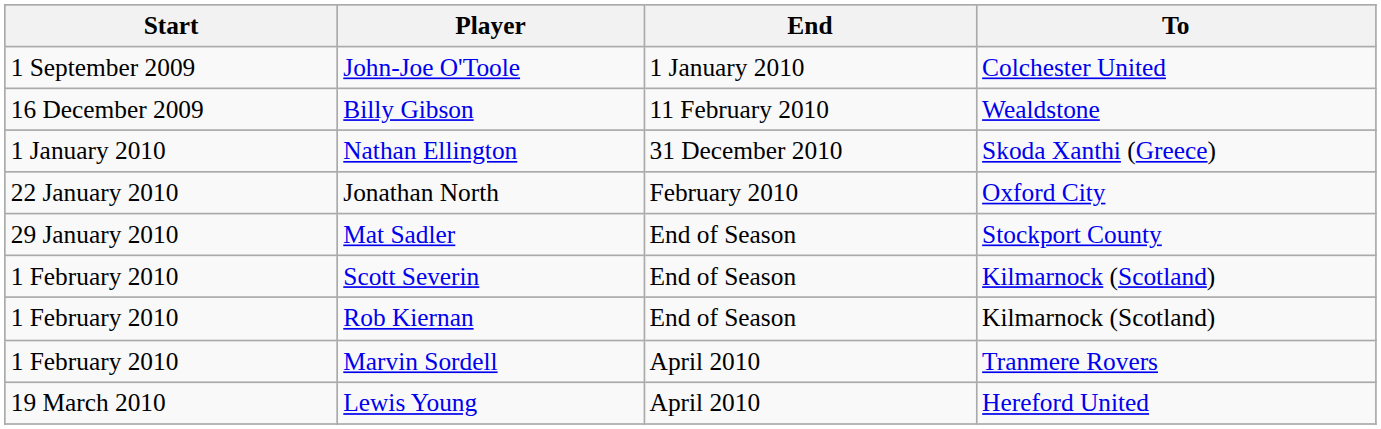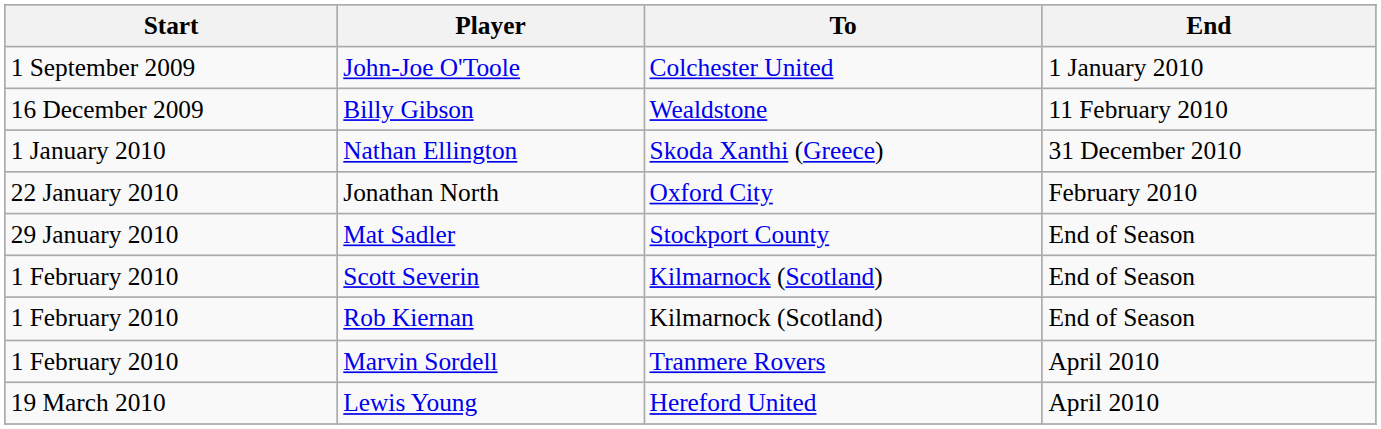columns swapped: (1176, 25) <-> (810, 25)
